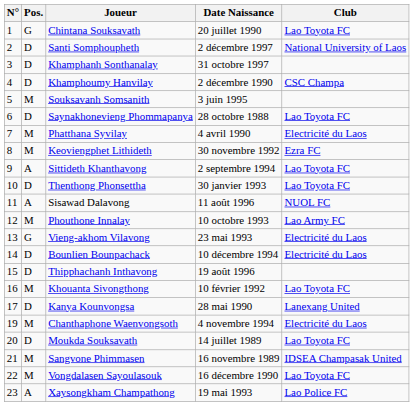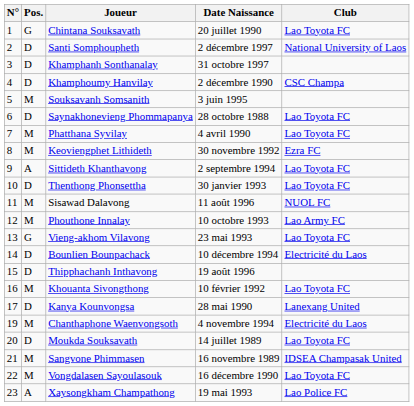(326, 133) Electricité du Laos -> (317, 133) Lao Toyota FC
(28, 202) A -> (29, 202) M
(326, 237) Electricité du Laos -> (317, 237) Lao Toyota FC
